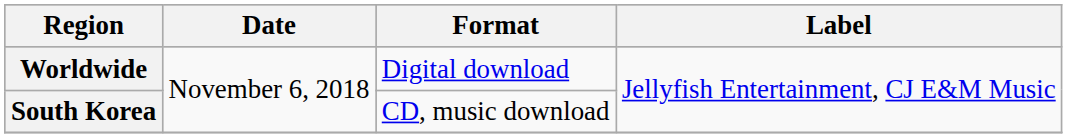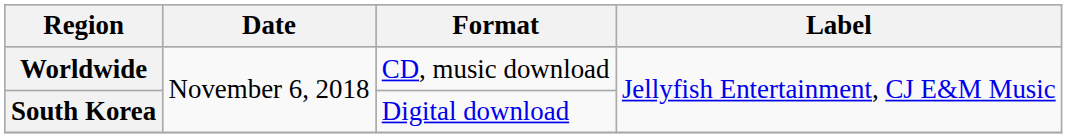(475, 68) Digital download -> (496, 68) CD, music download
(496, 111) CD, music download -> (475, 111) Digital download
